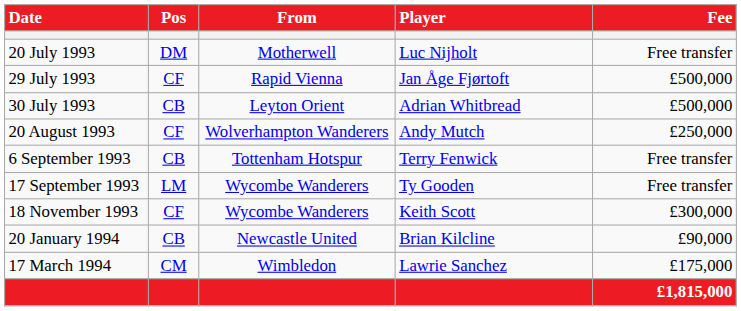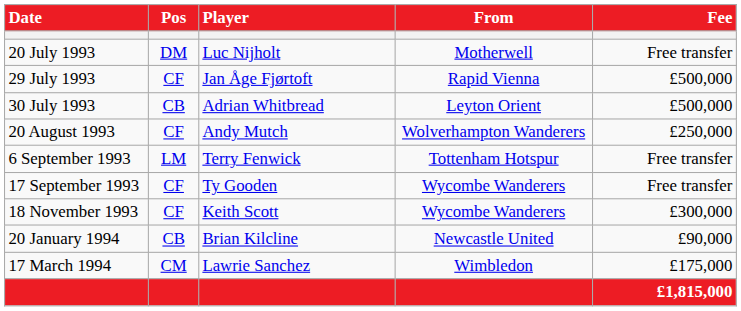columns swapped: (494, 35) <-> (297, 35)
(174, 158) CB -> (174, 158) LM
(174, 185) LM -> (174, 185) CF
